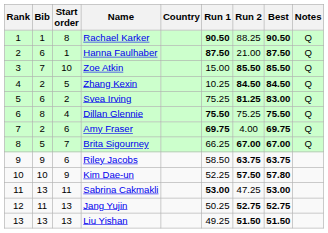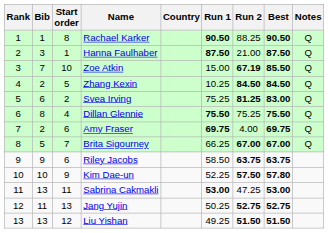(42, 53) 6 -> (42, 53) 3
(249, 68) 85.50 -> (249, 68) 67.19
(67, 220) 13 -> (67, 220) 12
